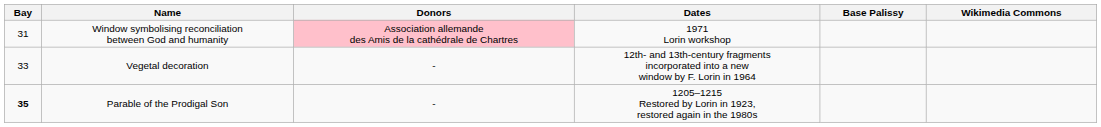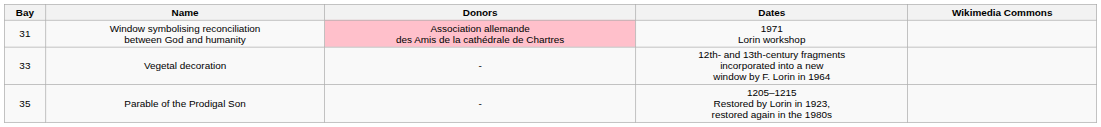- column: (873, 13)
(23, 104) bold -> (25, 104) normal
